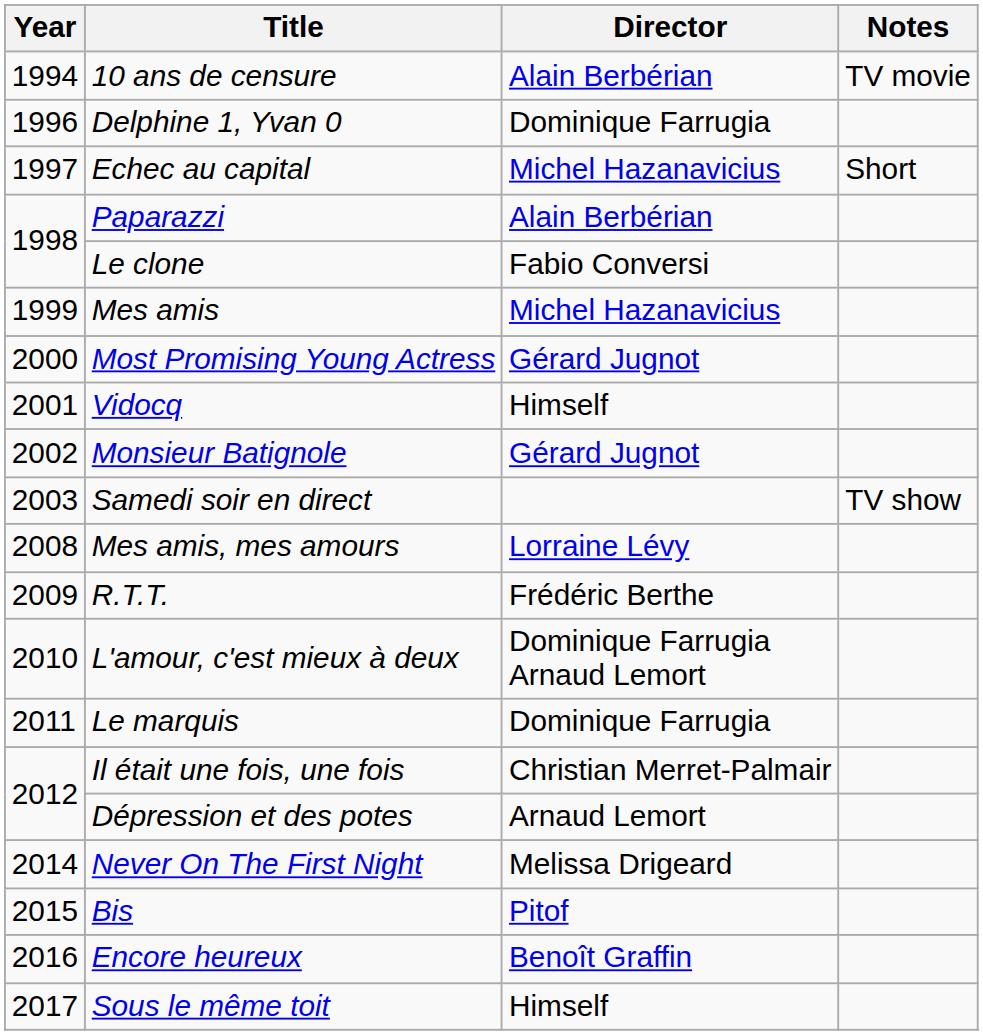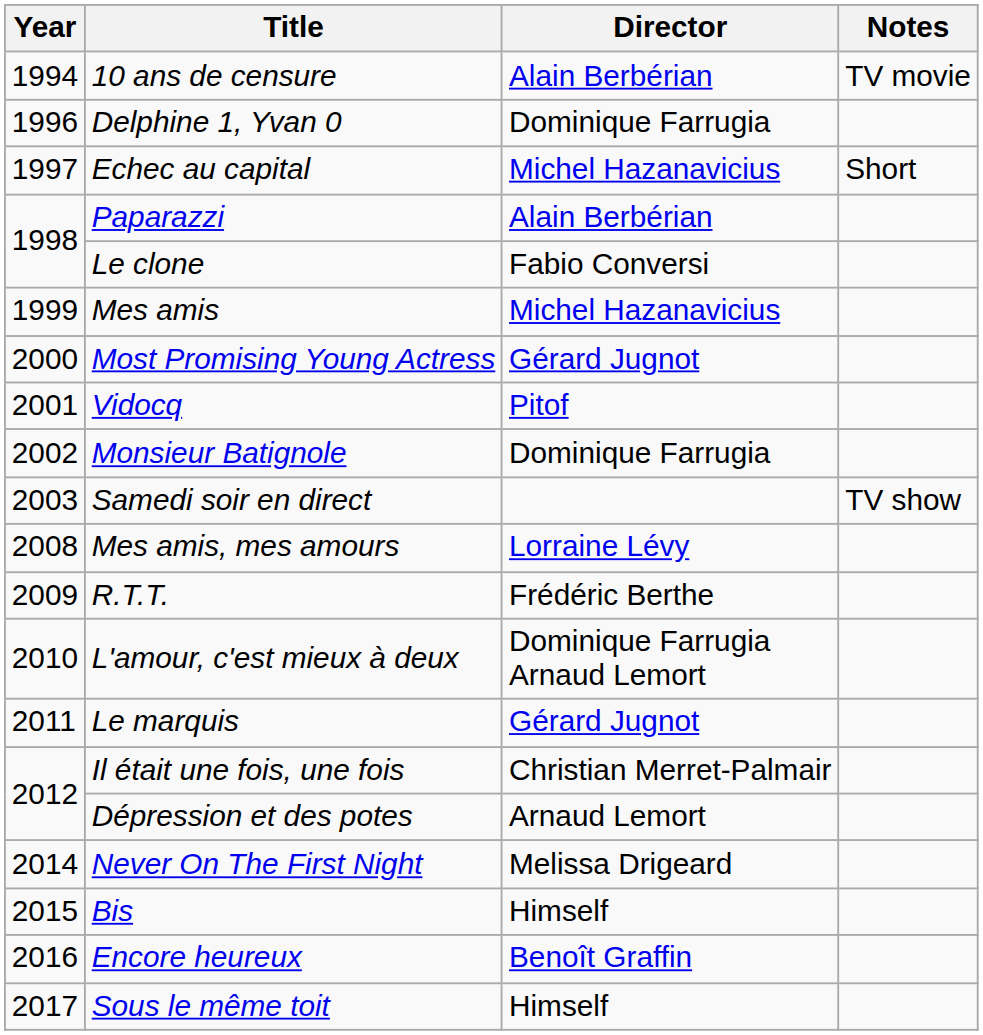(559, 405) Himself -> (539, 405) Pitof
(604, 452) Gérard Jugnot -> (640, 452) Dominique Farrugia
(640, 722) Dominique Farrugia -> (604, 722) Gérard Jugnot
(539, 911) Pitof -> (559, 911) Himself
